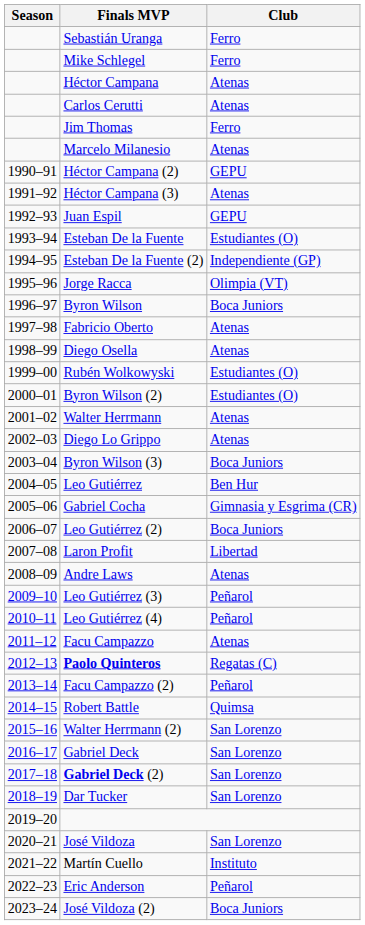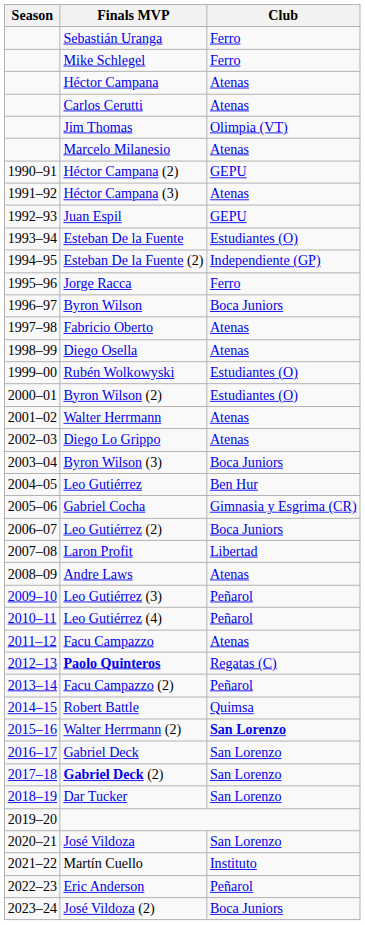(225, 127) Ferro -> (249, 127) Olimpia (VT)
(249, 283) Olimpia (VT) -> (225, 283) Ferro
(246, 730) normal -> (248, 730) bold
